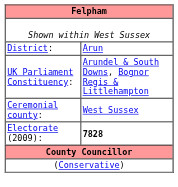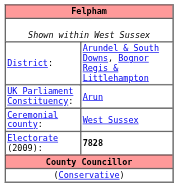(93, 49) Arun -> (121, 63) Arundel & South Downs, Bognor Regis & Littlehampton
(121, 77) Arundel & South Downs, Bognor Regis & Littlehampton -> (93, 96) Arun
